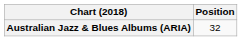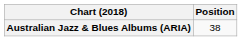(215, 28) 32 -> (215, 28) 38
